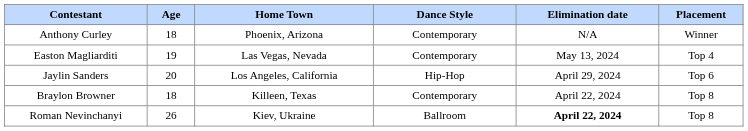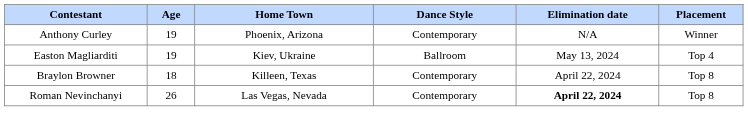(171, 34) 18 -> (171, 34) 19
(284, 55) Las Vegas, Nevada -> (284, 55) Kiev, Ukraine
(445, 55) Contemporary -> (445, 55) Ballroom
- row: (76, 75)
(284, 116) Kiev, Ukraine -> (284, 95) Las Vegas, Nevada
(445, 116) Ballroom -> (445, 95) Contemporary
